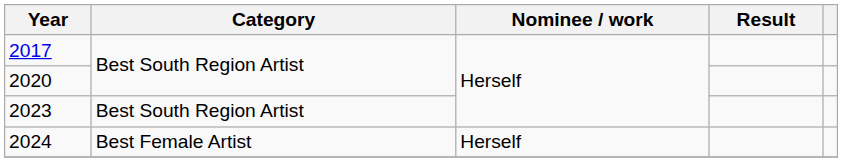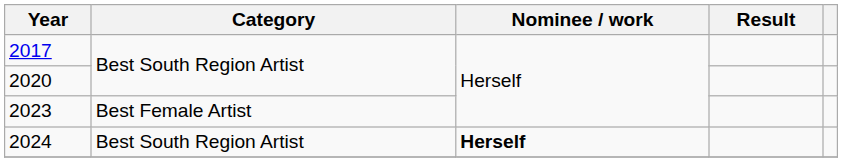(200, 111) Best South Region Artist -> (174, 111) Best Female Artist
(174, 141) Best Female Artist -> (200, 141) Best South Region Artist
(491, 141) normal -> (493, 141) bold
